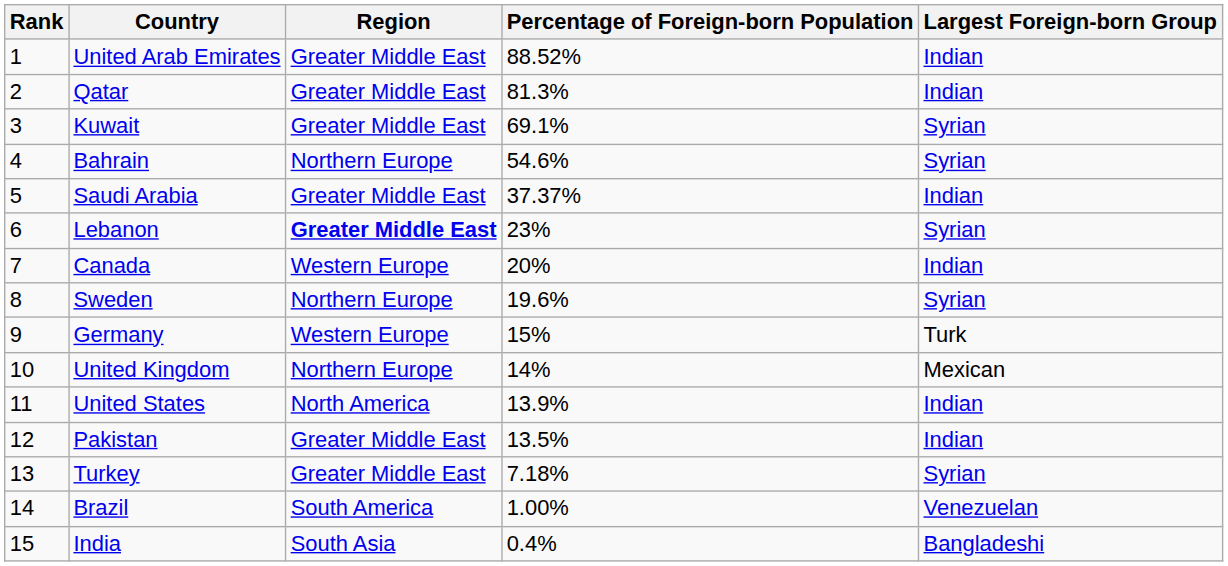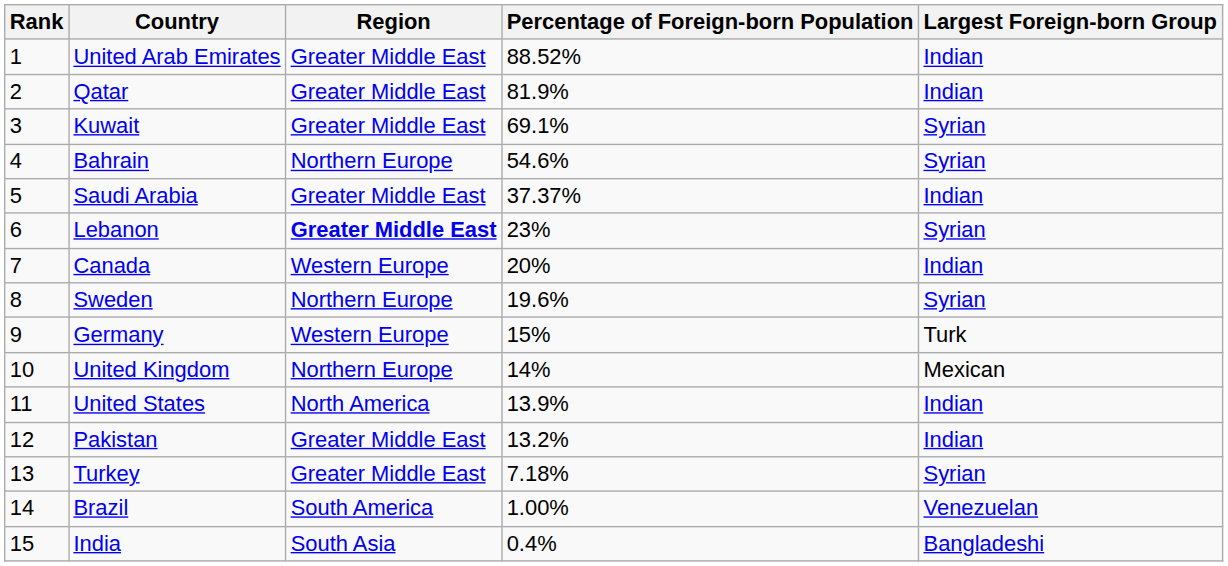(538, 91) 81.3% -> (538, 91) 81.9%
(538, 439) 13.5% -> (538, 439) 13.2%
